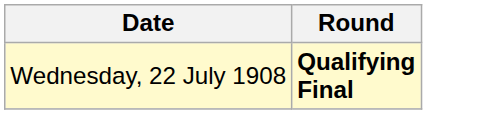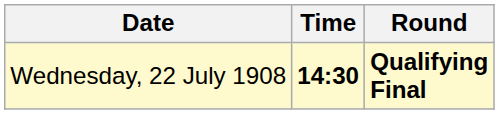+ column: (328, 23)
